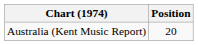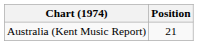(171, 31) 20 -> (171, 31) 21
